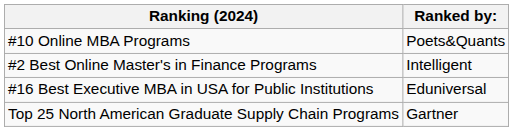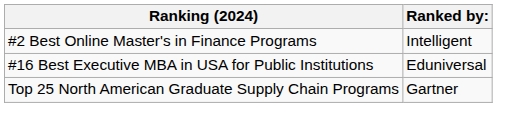- row: (99, 41)
